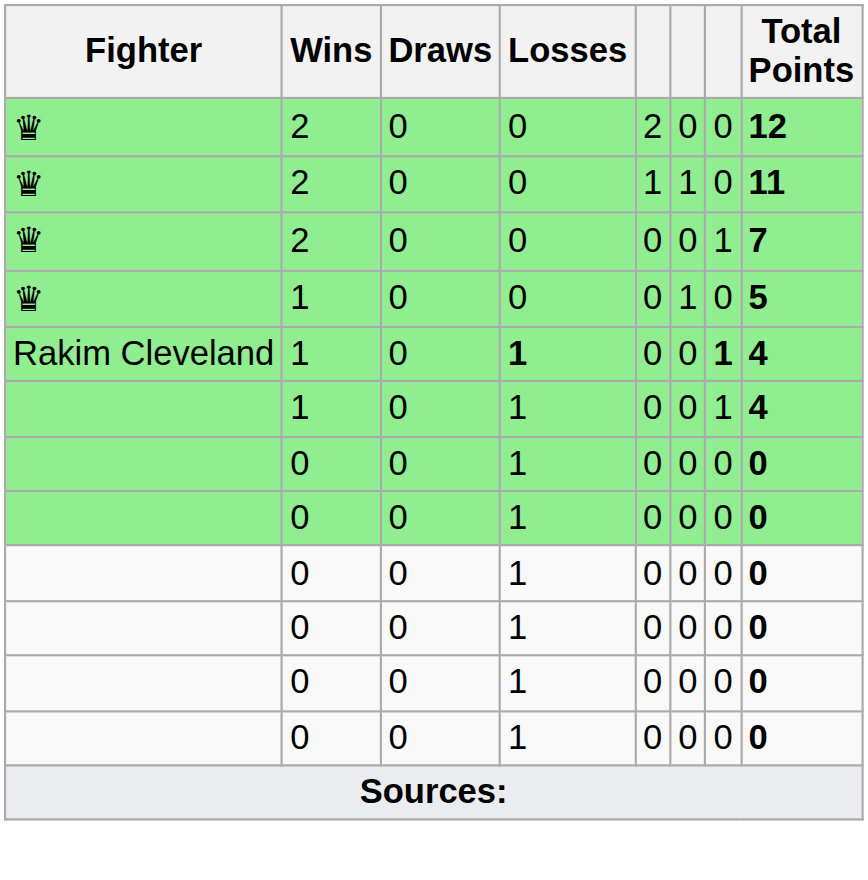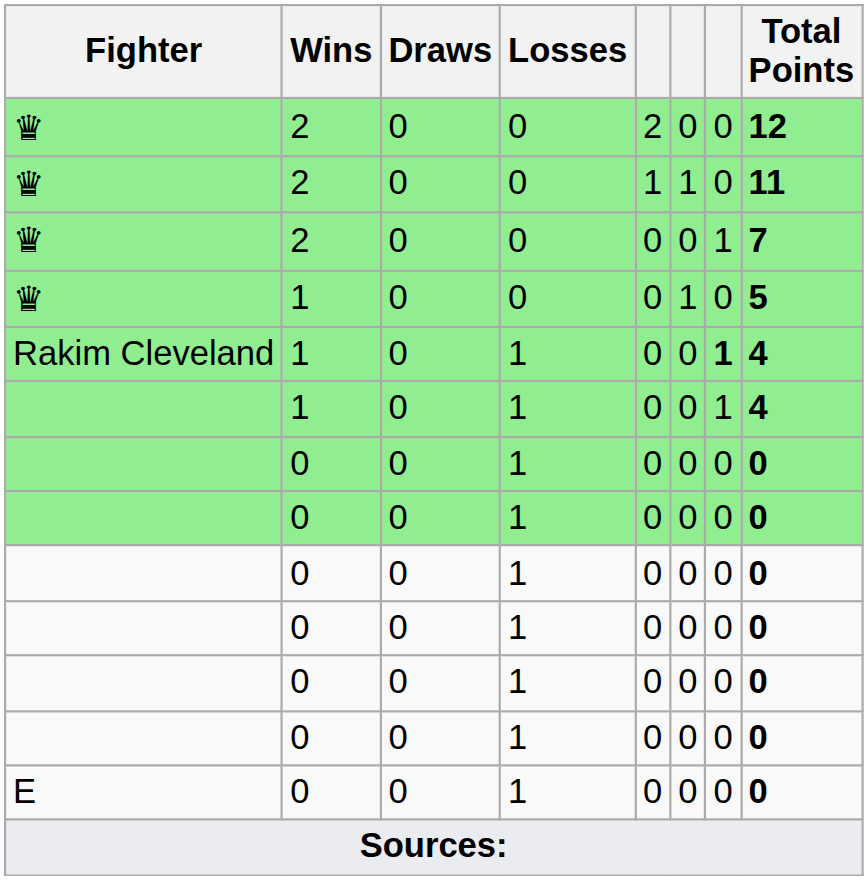(518, 353) bold -> (518, 353) normal
+ row: (25, 791)
